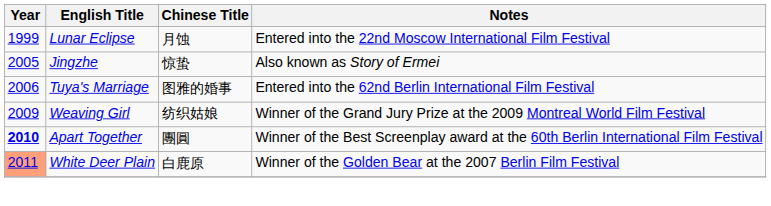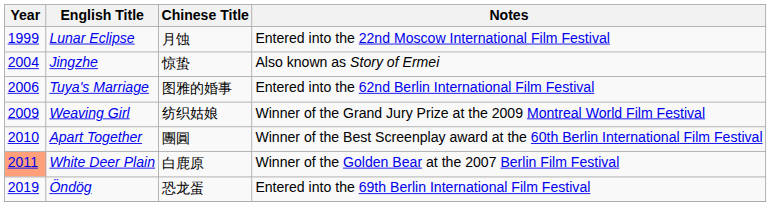(23, 62) 2005 -> (23, 62) 2004
(23, 137) bold -> (23, 137) normal
+ row: (71, 187)
